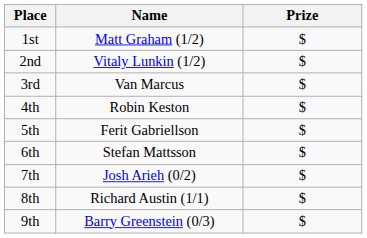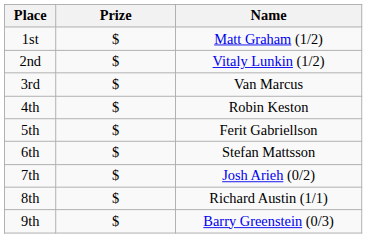columns swapped: (149, 15) <-> (302, 15)
